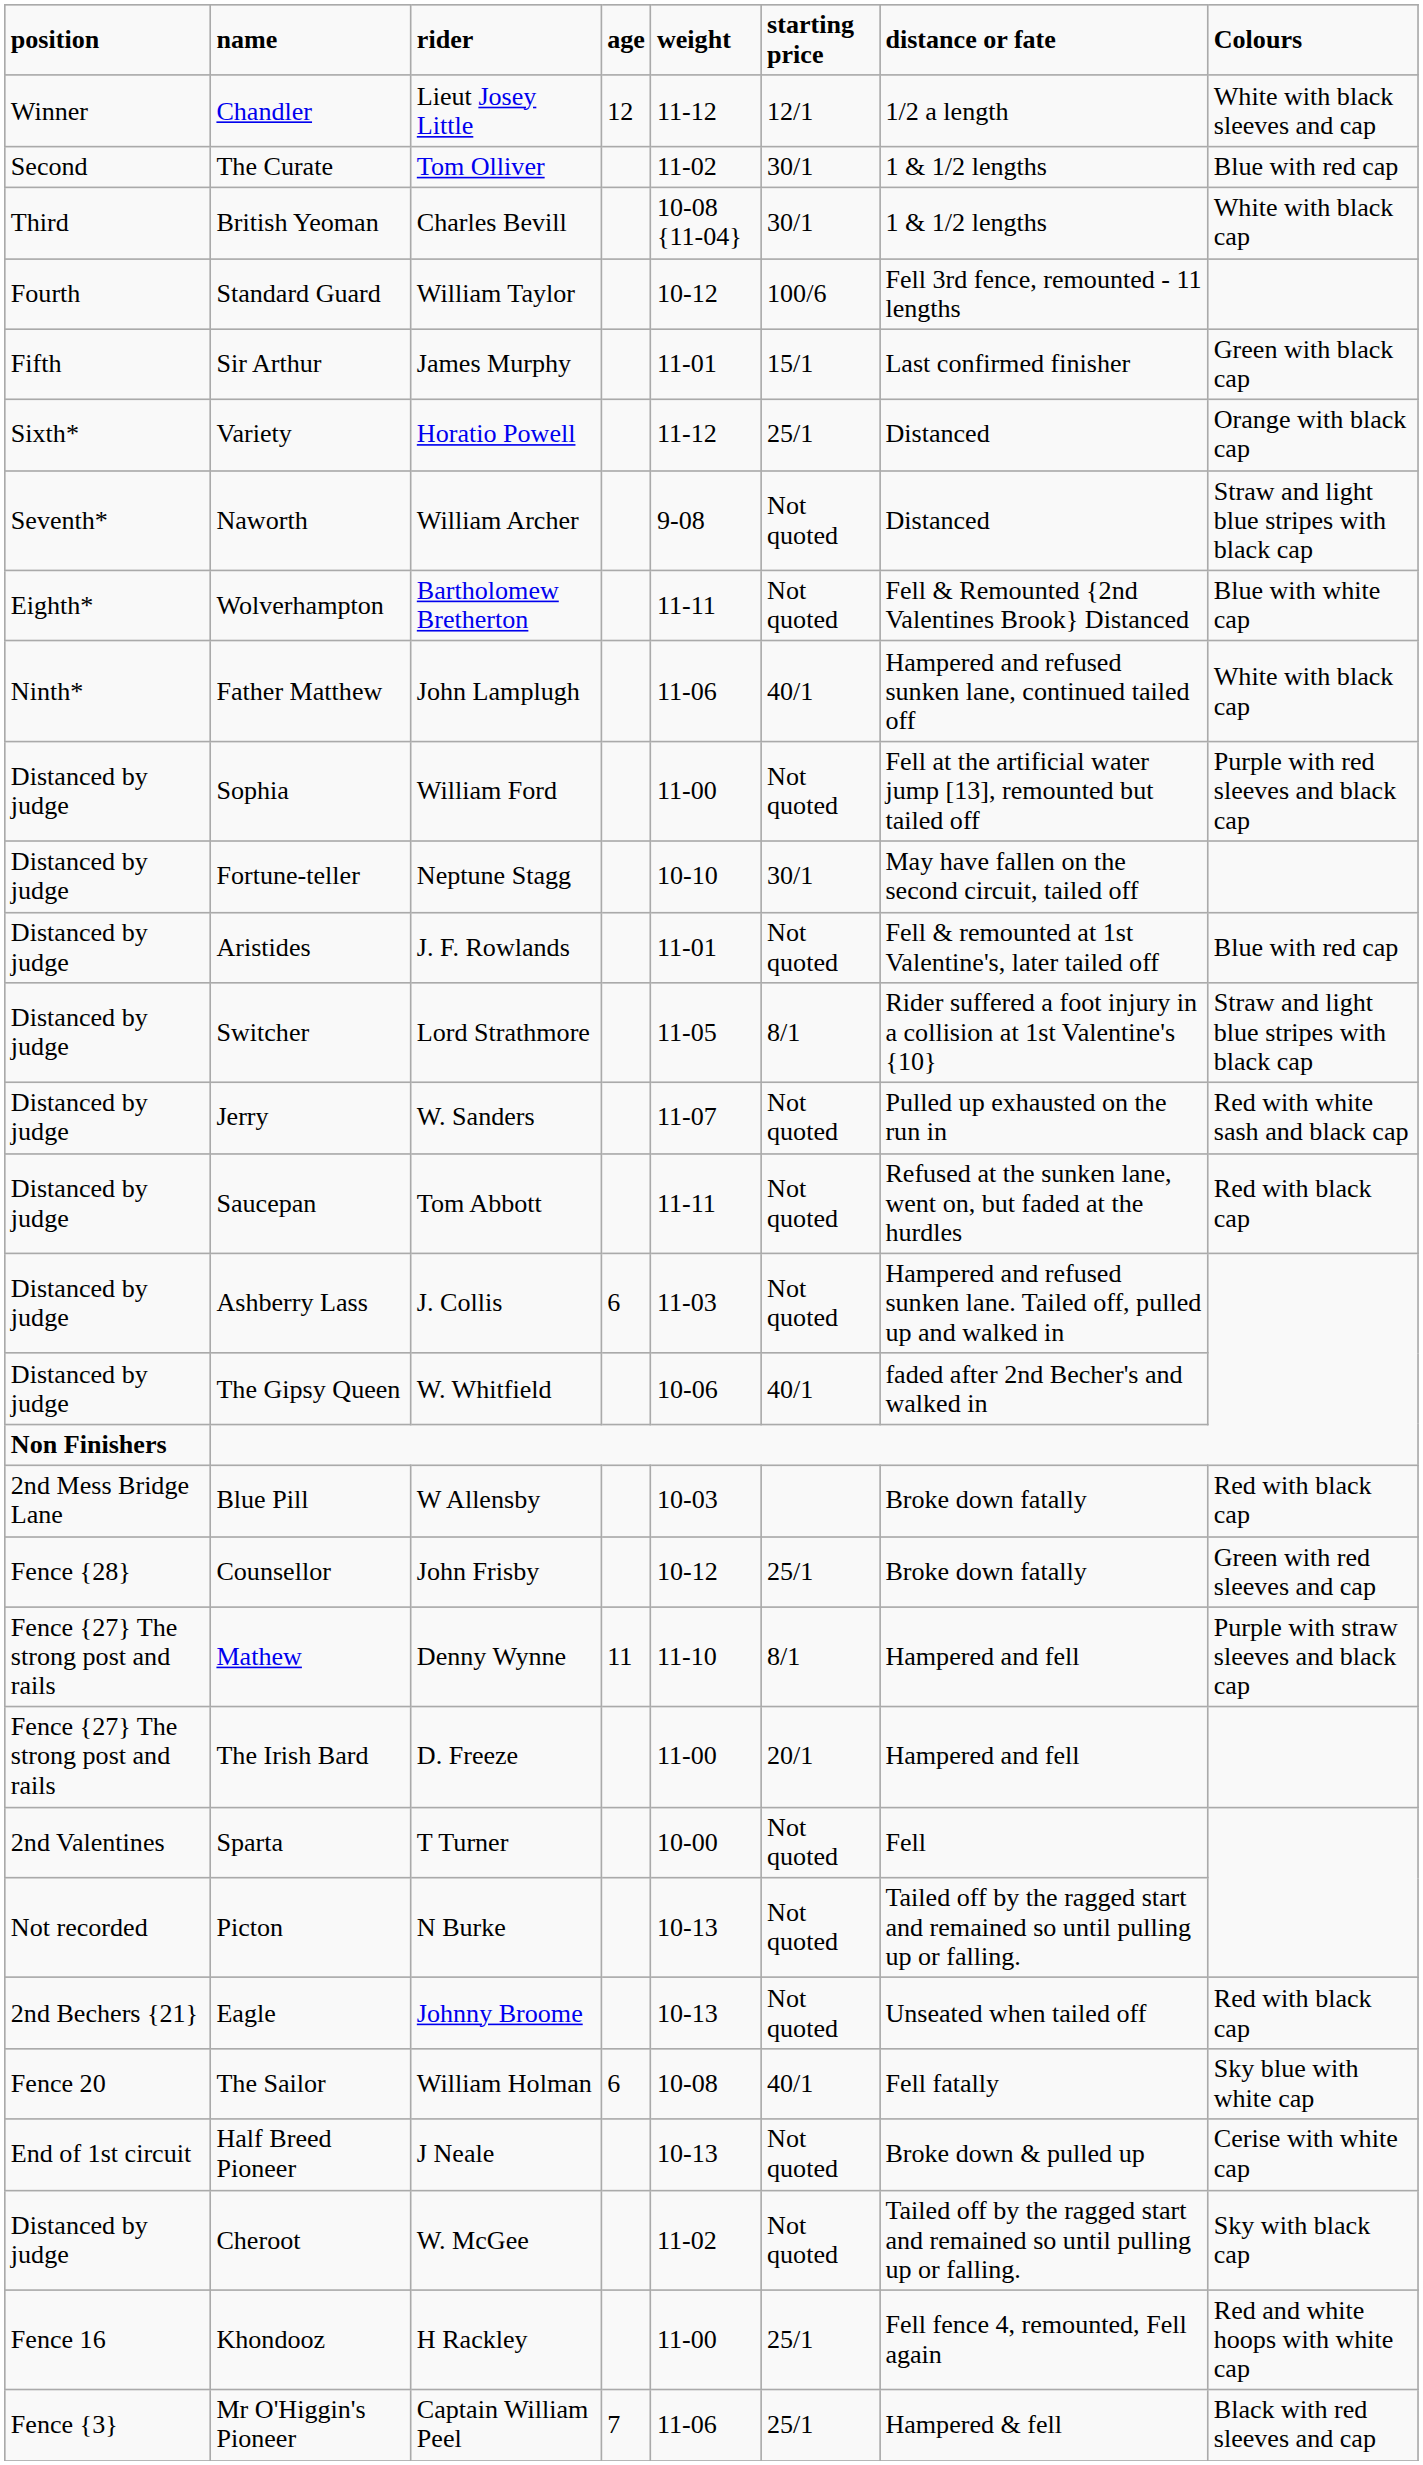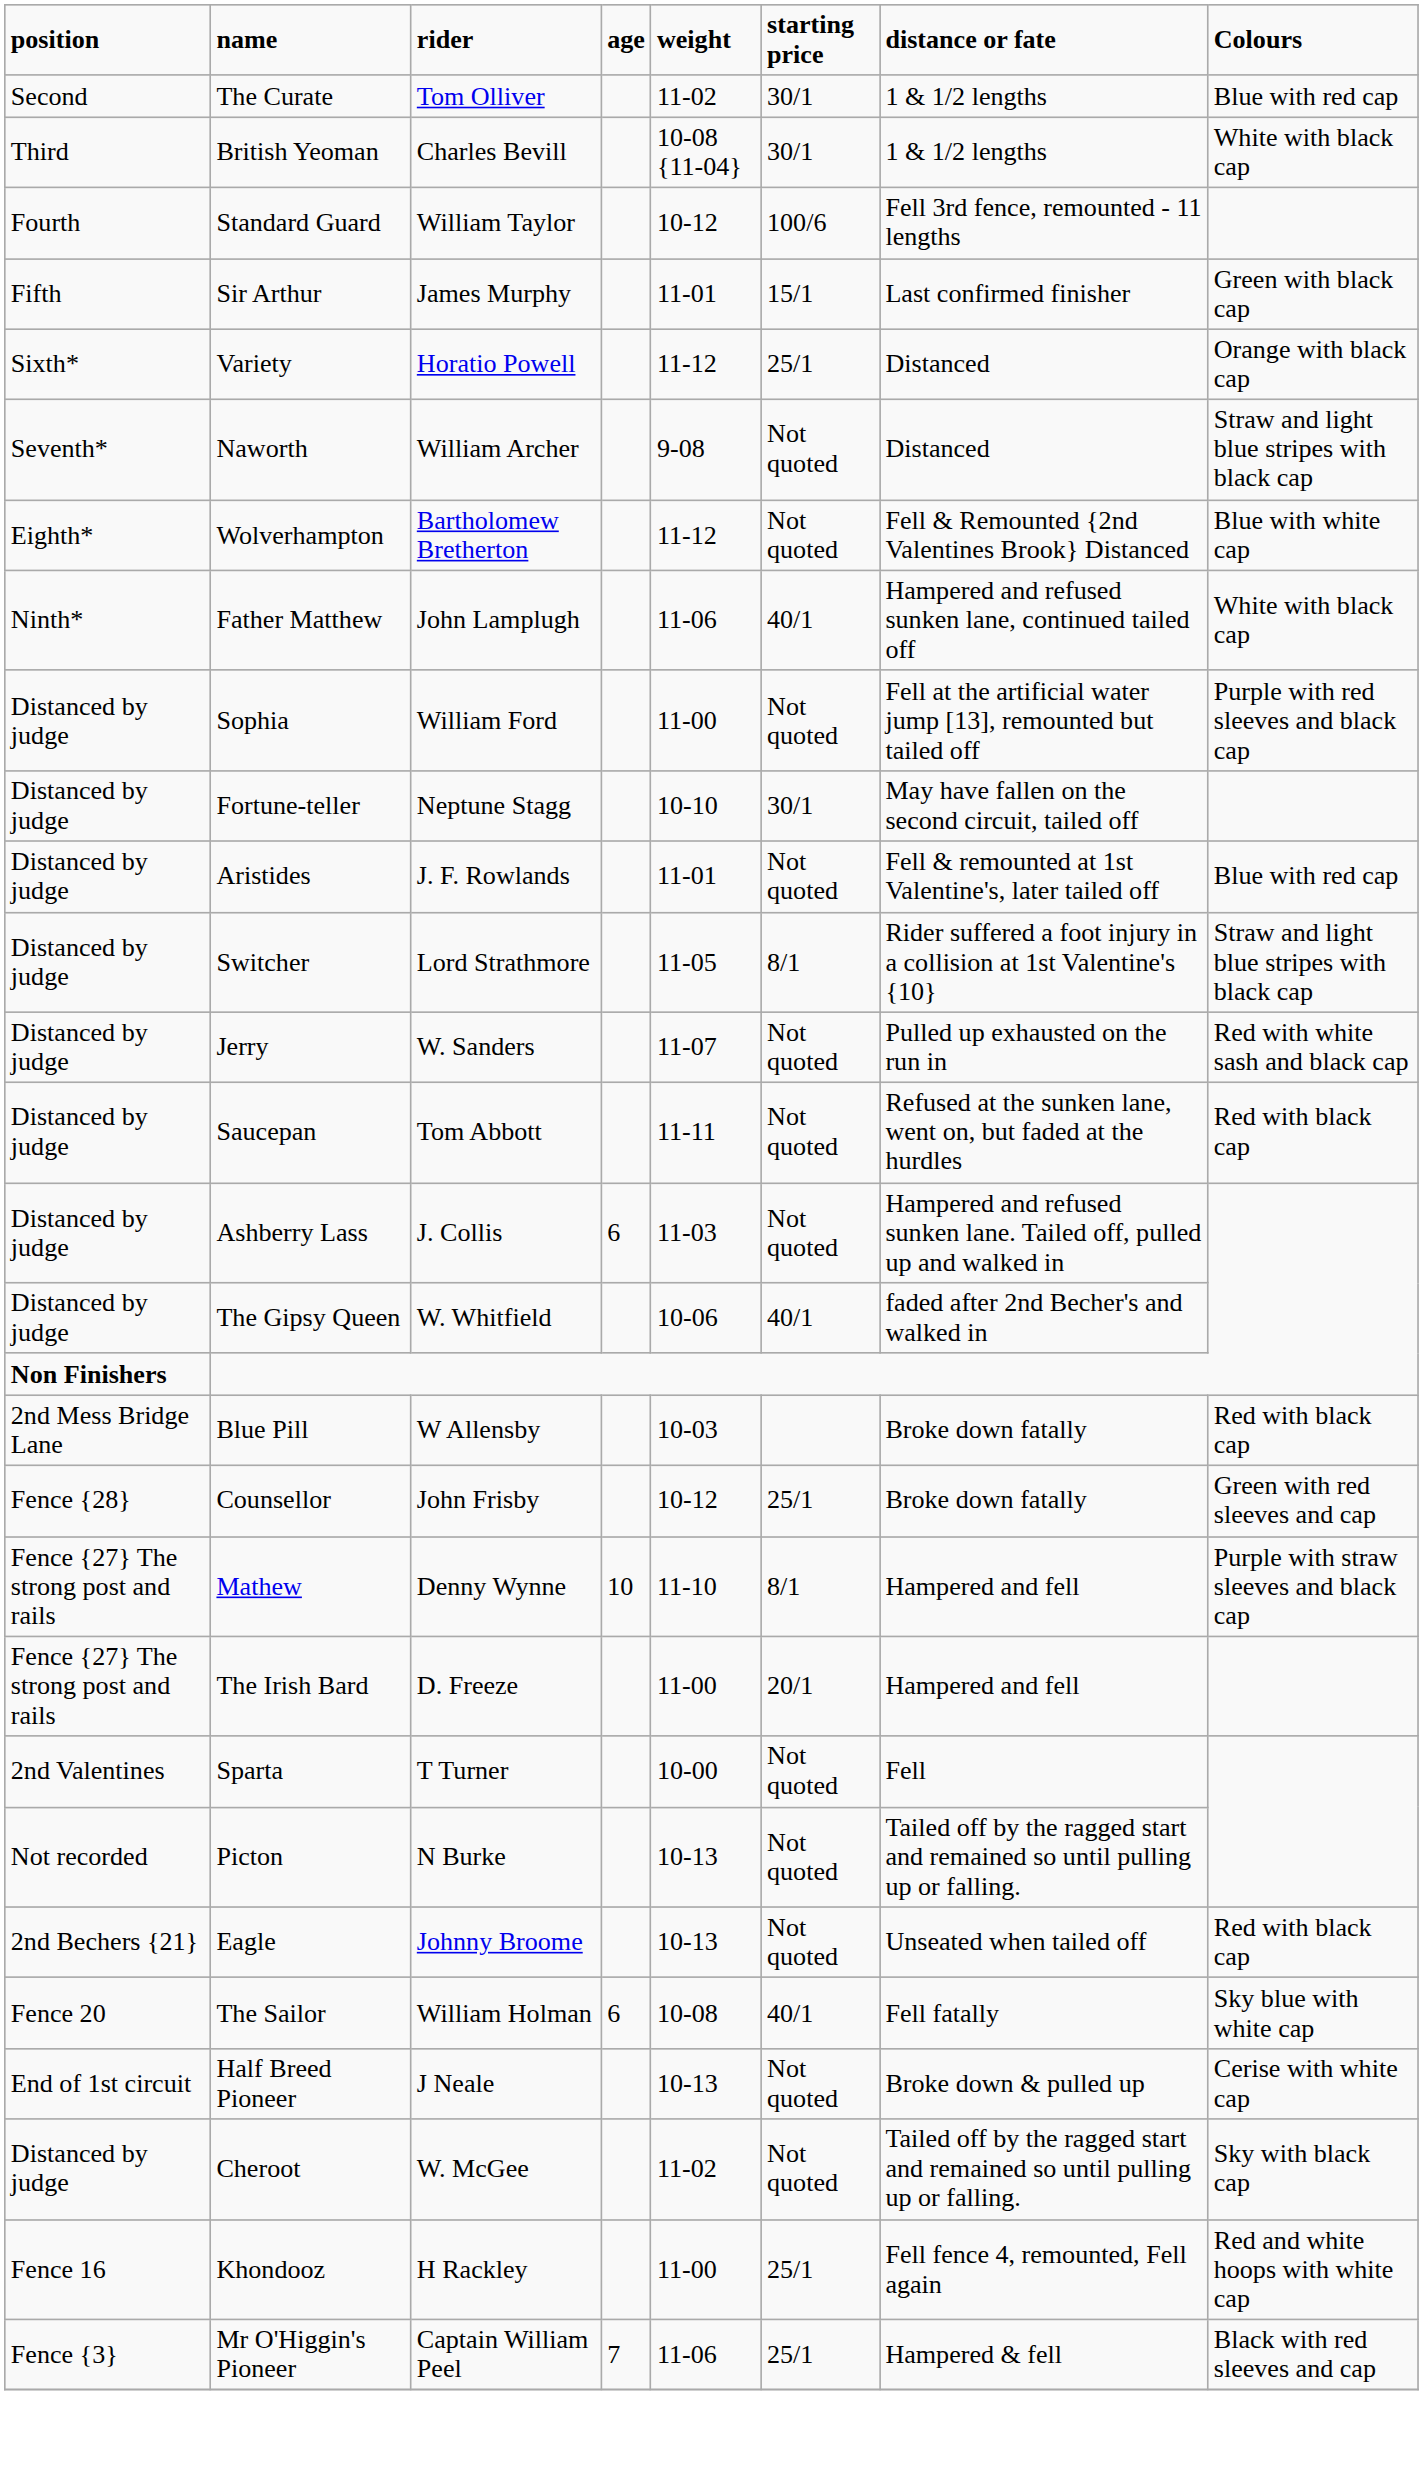- row: (264, 110)
(686, 605) 11-11 -> (687, 534) 11-12
(620, 1656) 11 -> (620, 1585) 10
